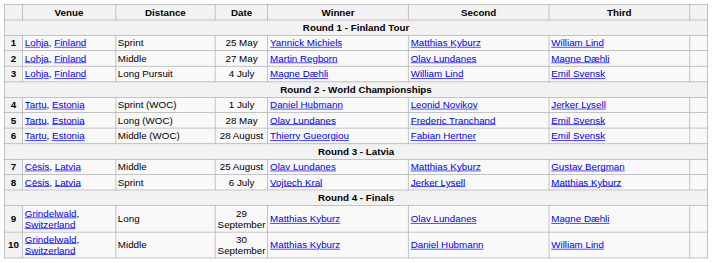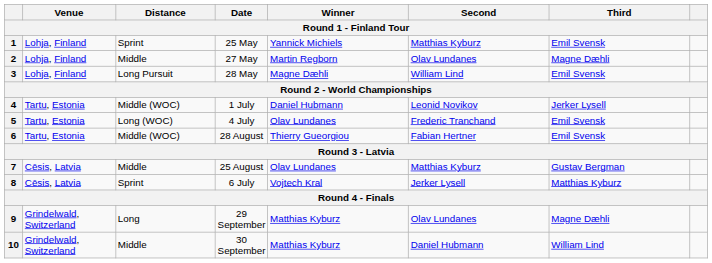(578, 43) William Lind -> (578, 43) Emil Svensk
(242, 74) 4 July -> (242, 74) 28 May
(147, 105) Sprint (WOC) -> (149, 105) Middle (WOC)
(242, 121) 28 May -> (242, 121) 4 July
